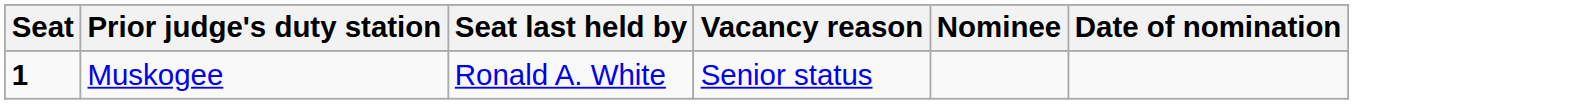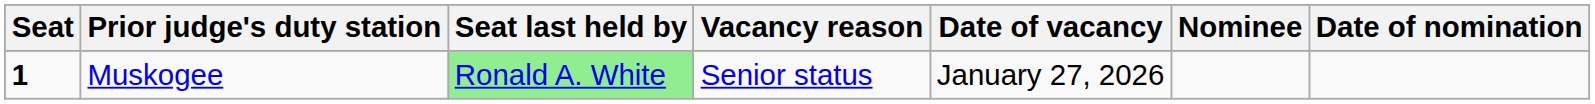+ column: (1051, 27)
(560, 74) no background -> (560, 74) lightgreen background
